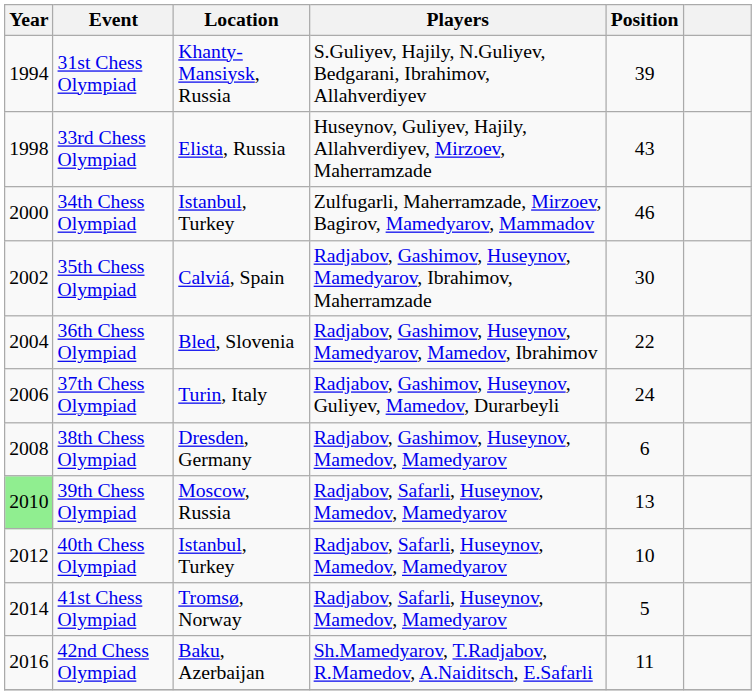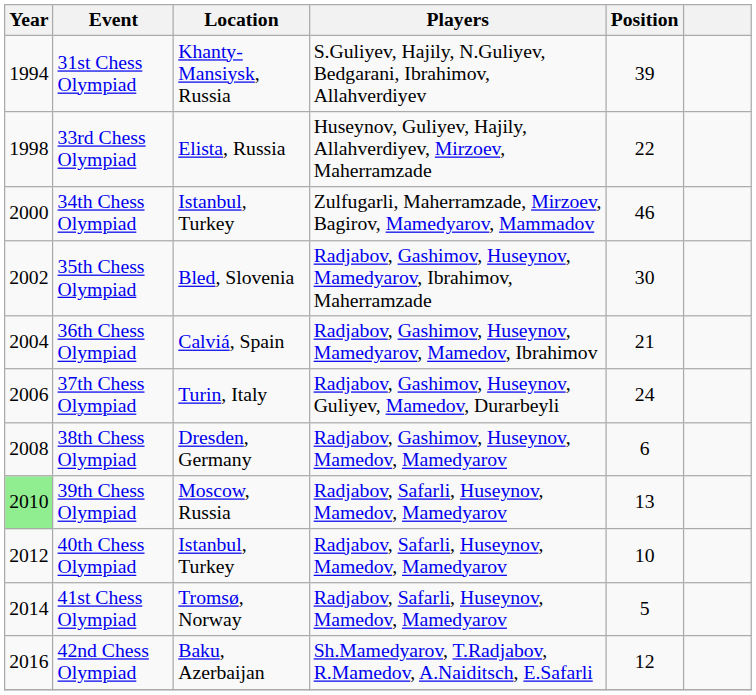(645, 148) 43 -> (645, 148) 22
(231, 277) Calviá, Spain -> (236, 277) Bled, Slovenia
(236, 342) Bled, Slovenia -> (231, 342) Calviá, Spain
(645, 342) 22 -> (645, 342) 21
(645, 662) 11 -> (645, 662) 12
